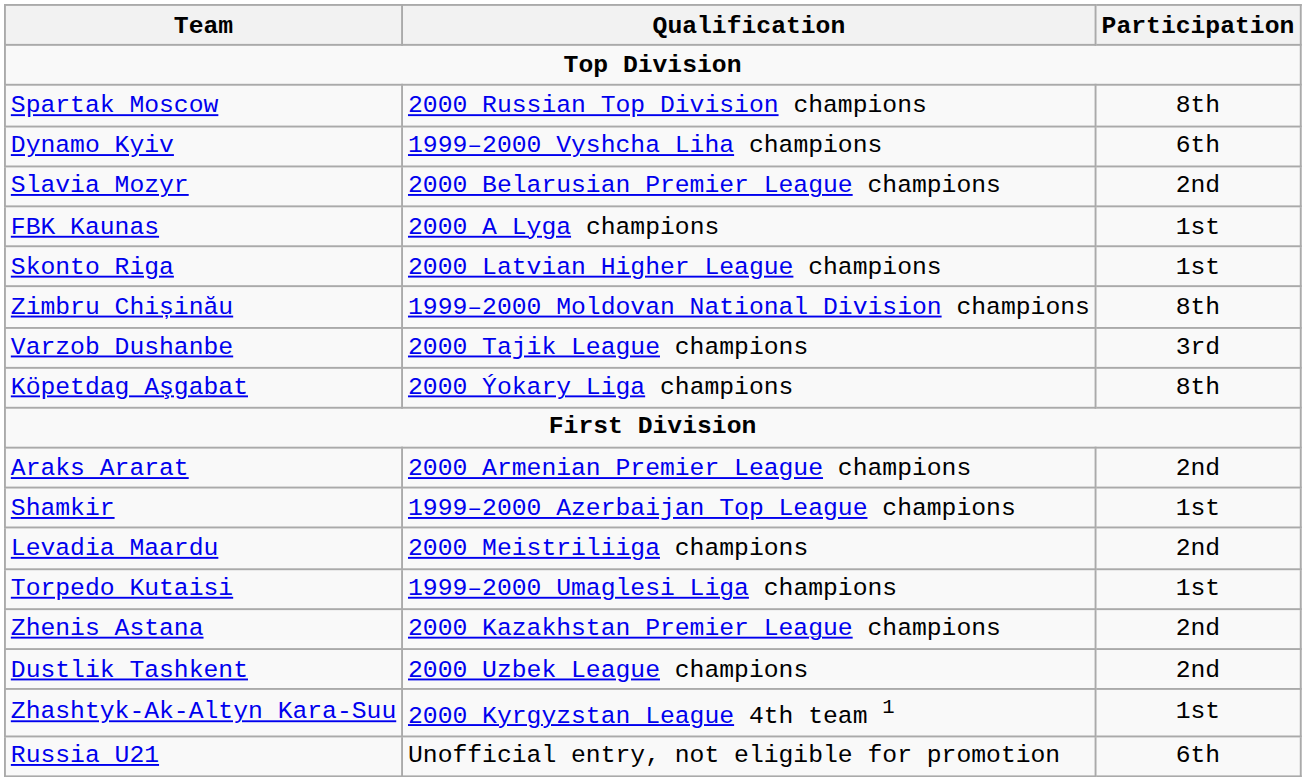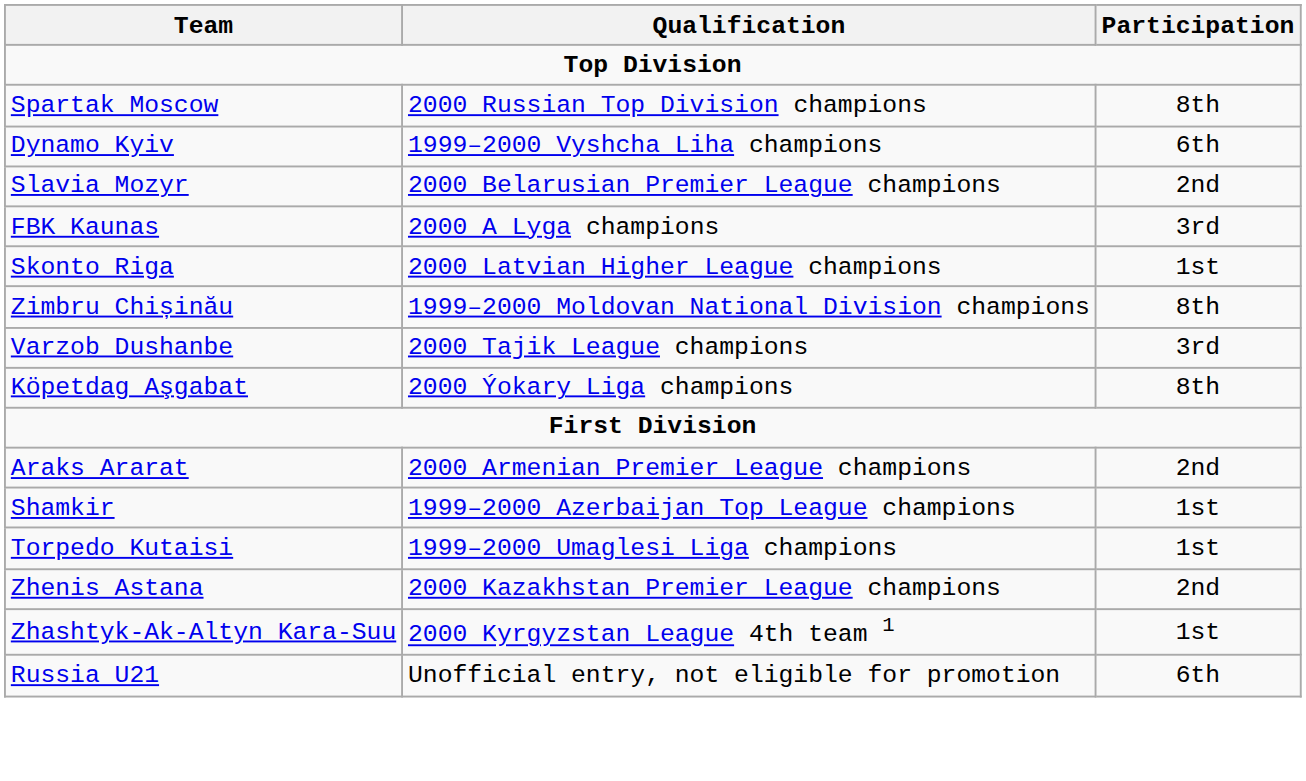(1198, 226) 1st -> (1198, 226) 3rd
- row: (115, 548)
- row: (129, 669)
